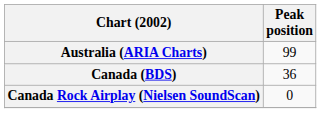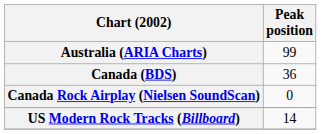+ row: (134, 118)
